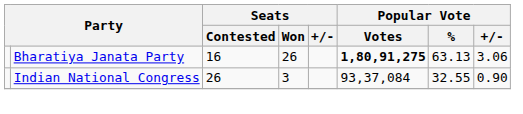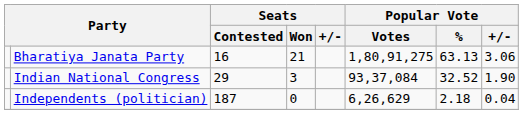(289, 57) 26 -> (297, 57) 21
(383, 57) bold -> (391, 57) normal
(214, 78) 26 -> (221, 78) 29
(451, 78) 32.55 -> (459, 78) 32.52
(492, 78) 0.90 -> (500, 78) 1.90
+ row: (111, 99)
